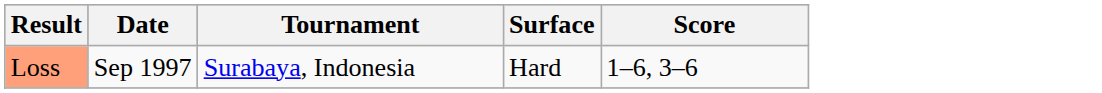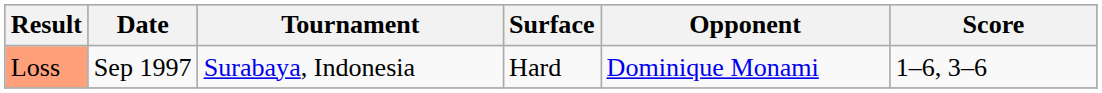+ column: (745, 25)
